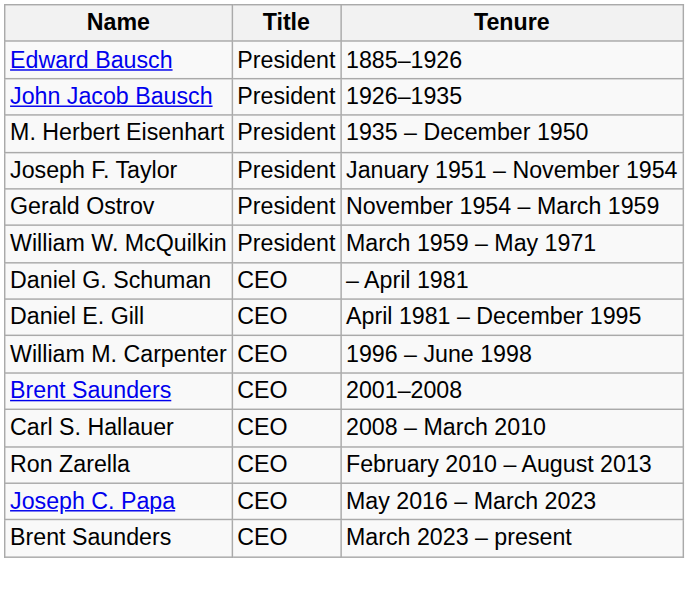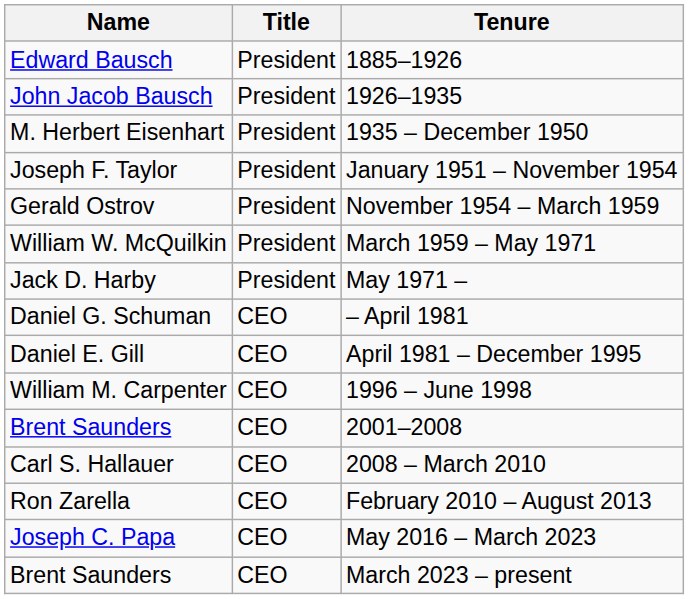+ row: (407, 280)
